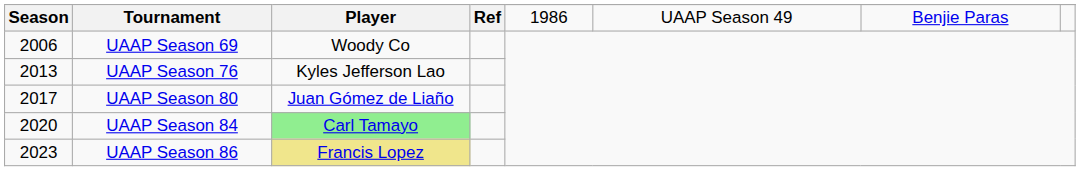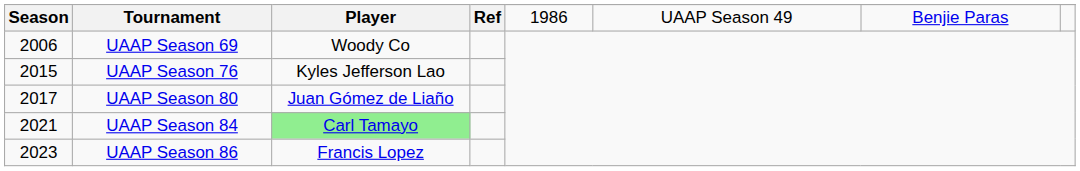(39, 71) 2013 -> (39, 71) 2015
(39, 125) 2020 -> (39, 125) 2021
(371, 152) khaki background -> (371, 152) no background
